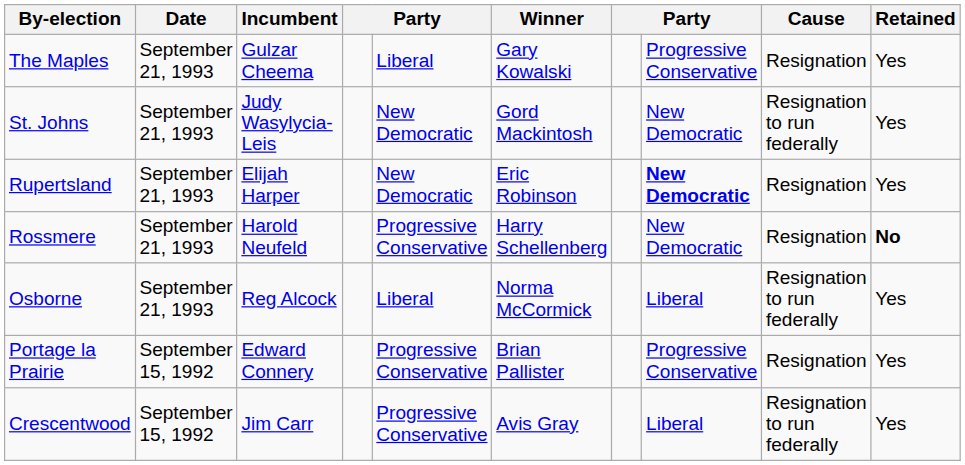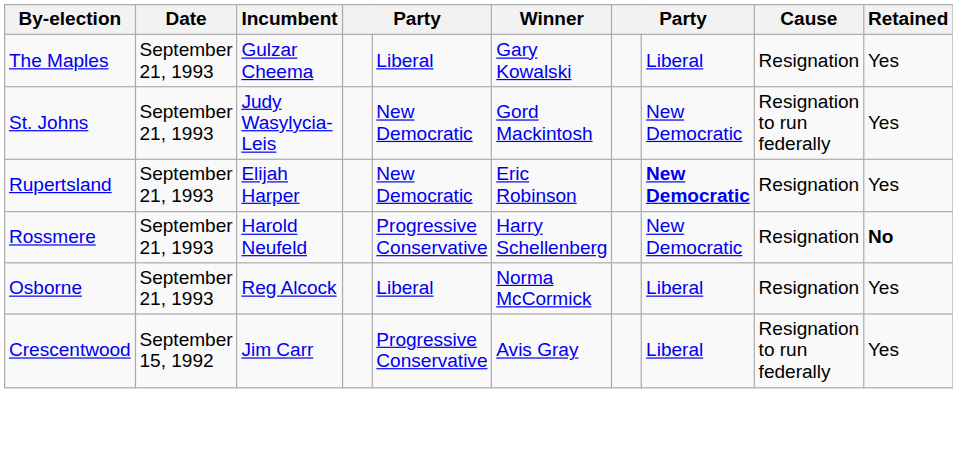(702, 60) Progressive Conservative -> (675, 60) Liberal
(816, 299) Resignation to run federally -> (809, 288) Resignation
- row: (52, 361)
